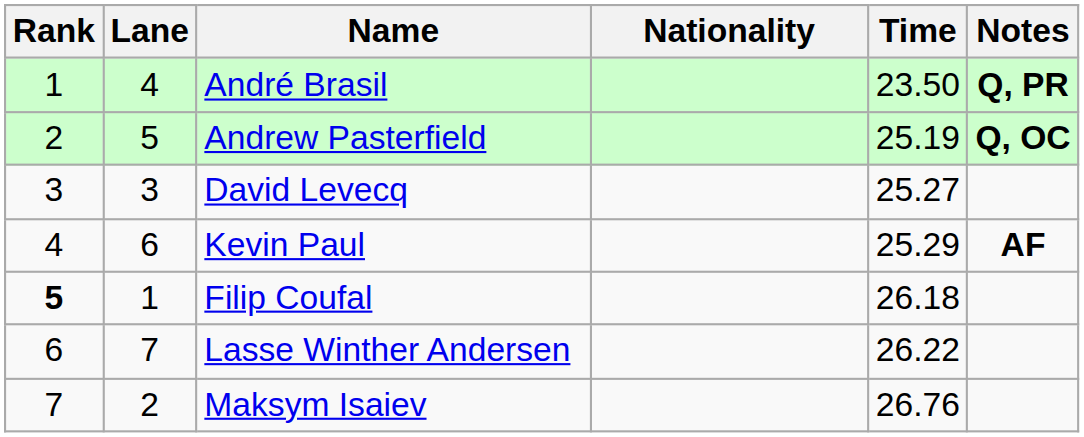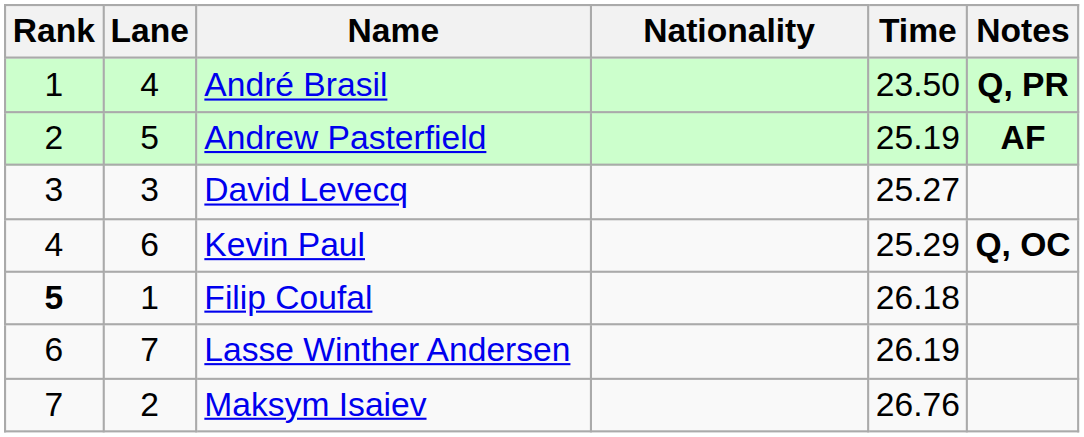(1023, 137) Q, OC -> (1023, 137) AF
(1023, 244) AF -> (1023, 244) Q, OC
(918, 350) 26.22 -> (918, 350) 26.19
